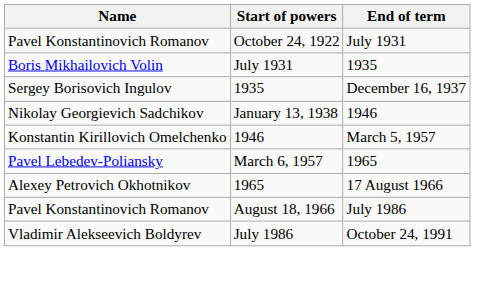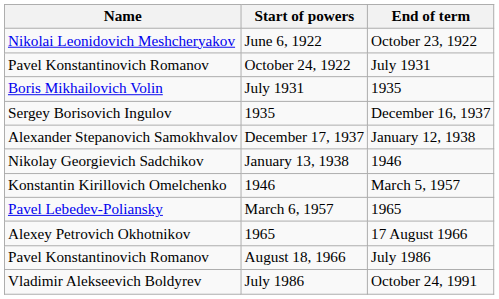+ row: (283, 40)
+ row: (304, 137)
